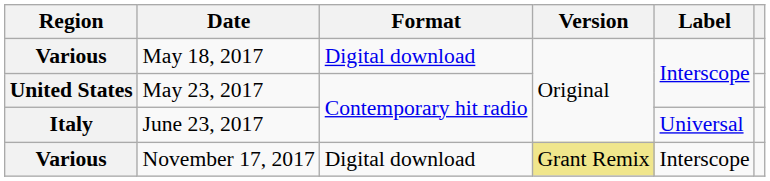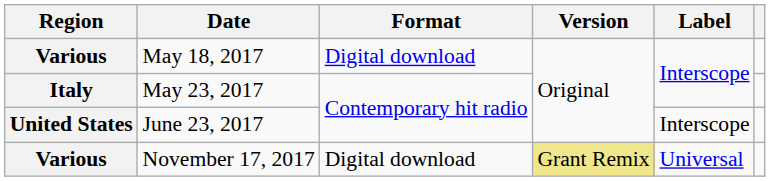(71, 90) United States -> (71, 90) Italy
(71, 124) Italy -> (71, 124) United States
(702, 124) Universal -> (705, 124) Interscope
(705, 158) Interscope -> (702, 158) Universal
